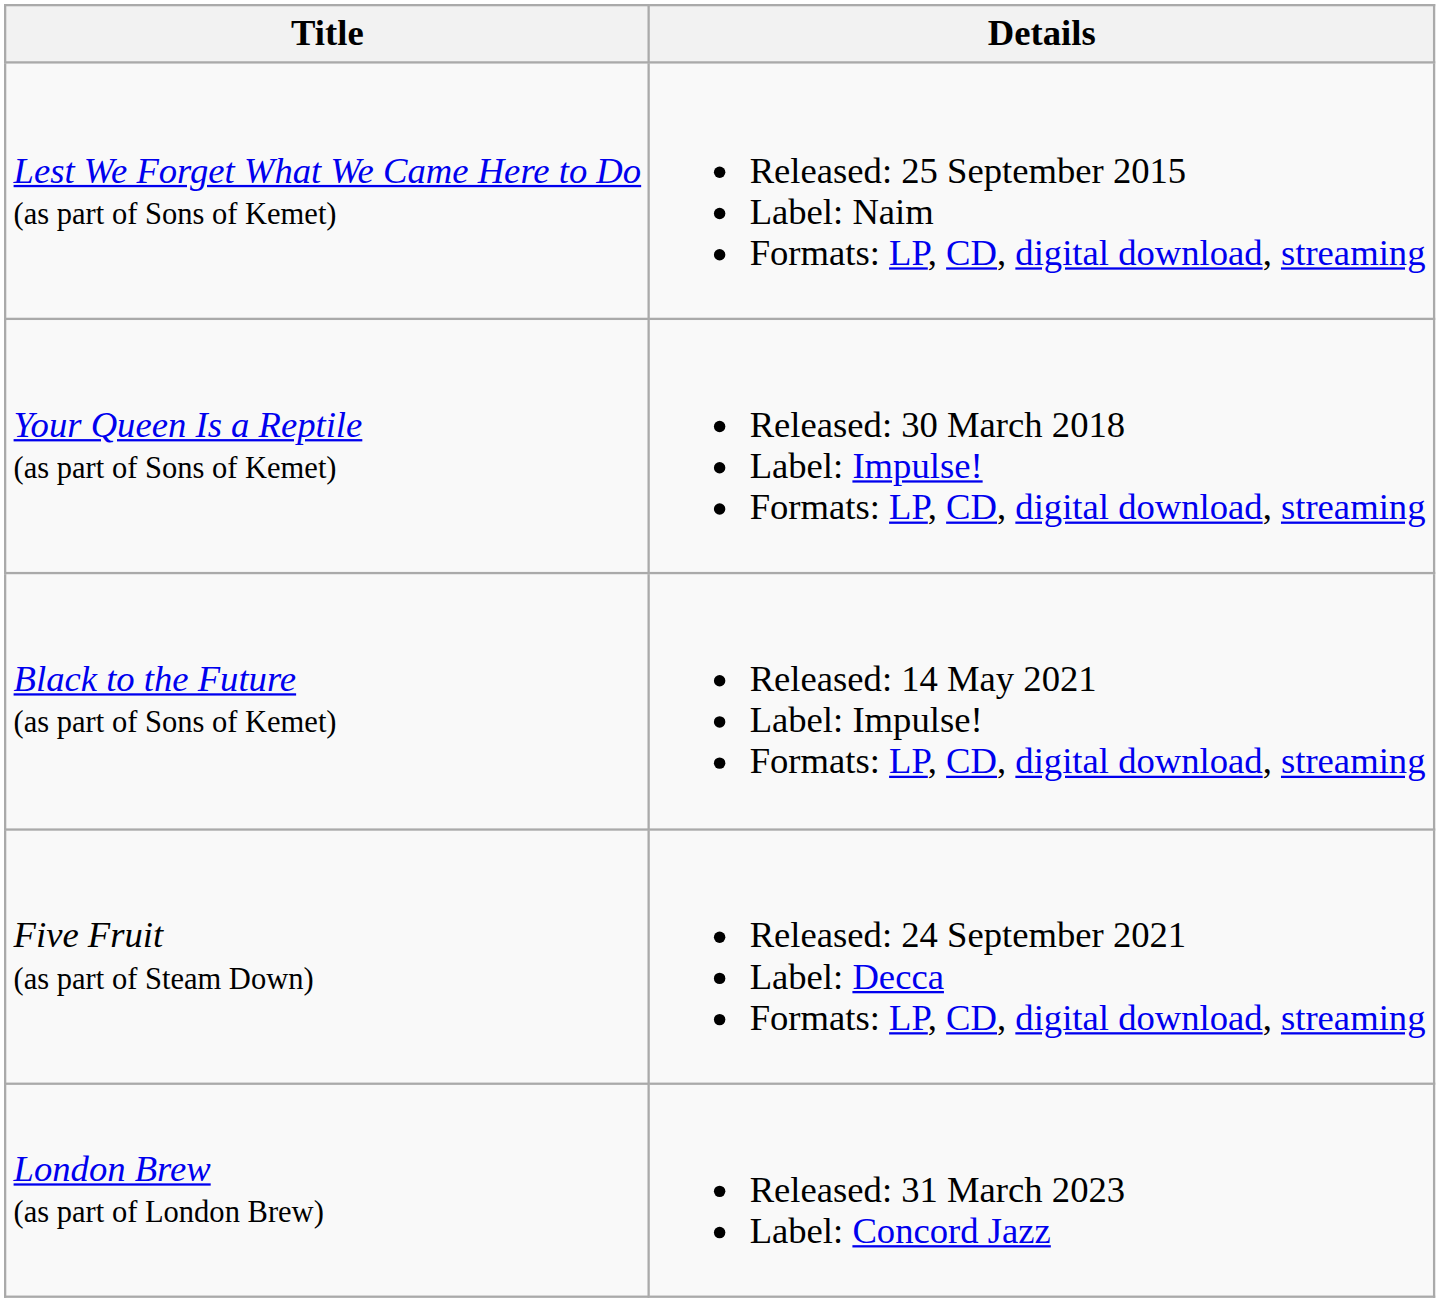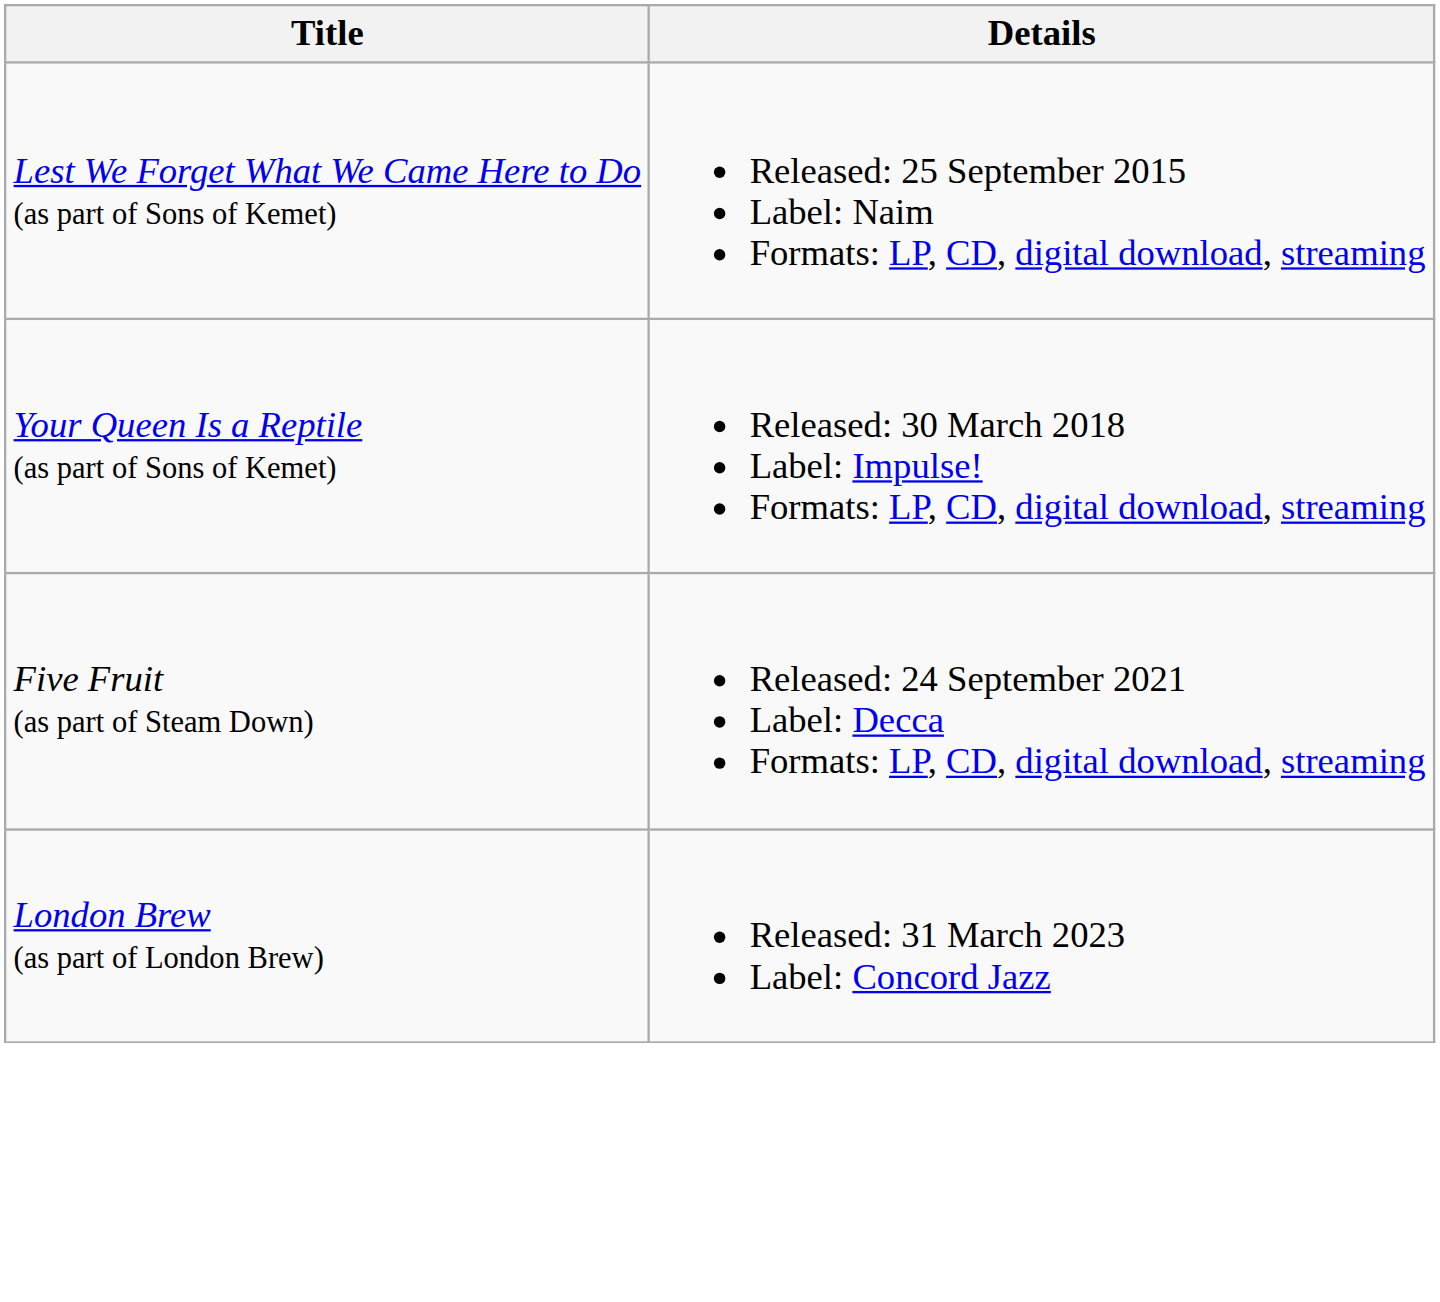- row: (175, 700)
